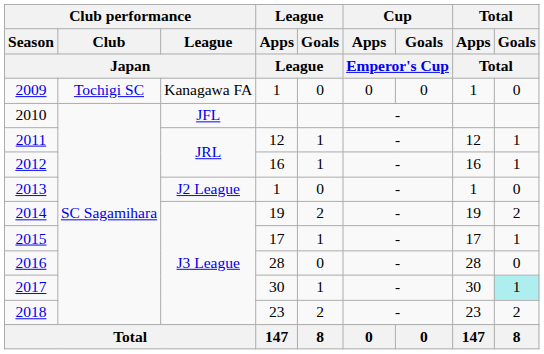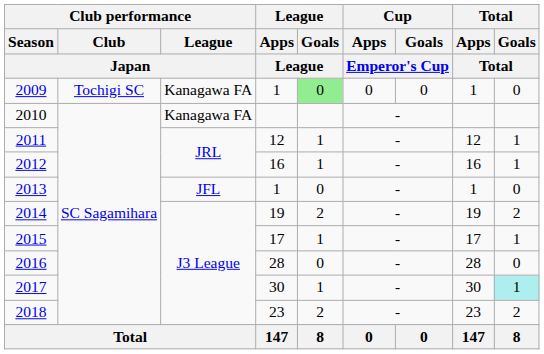(320, 90) no background -> (320, 90) lightgreen background
(208, 115) JFL -> (208, 115) Kanagawa FA
(208, 189) J2 League -> (208, 189) JFL
